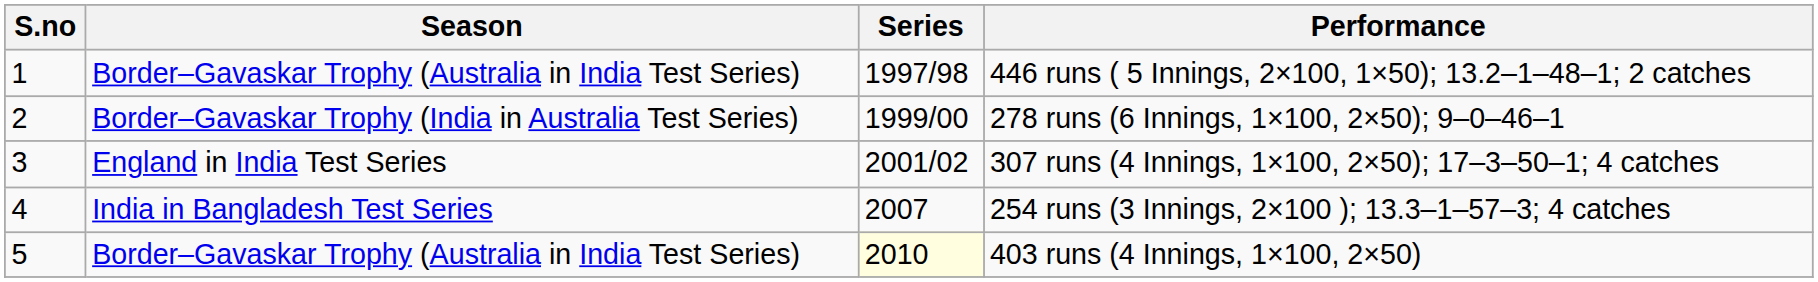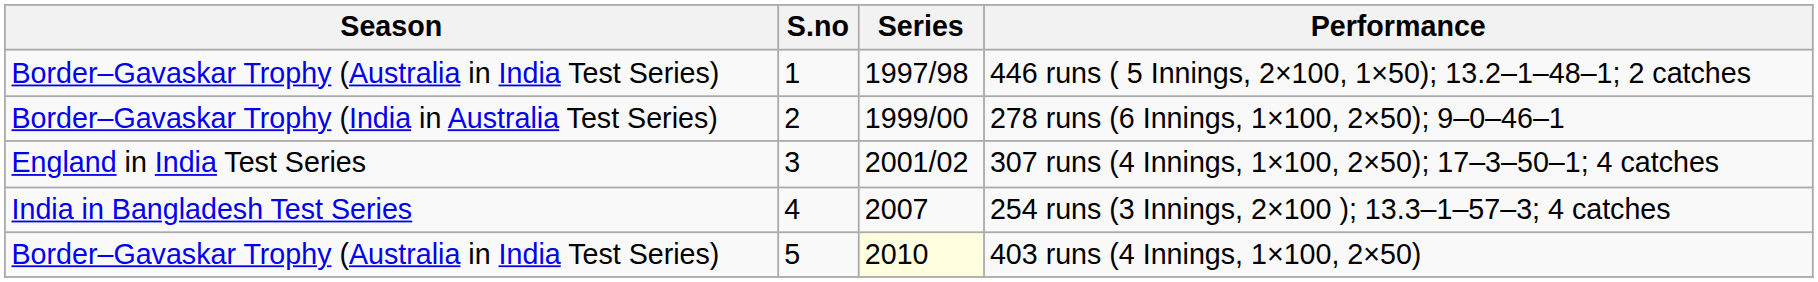columns swapped: (45, 27) <-> (472, 27)
